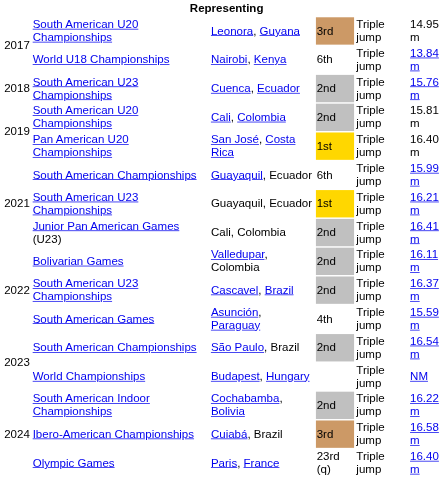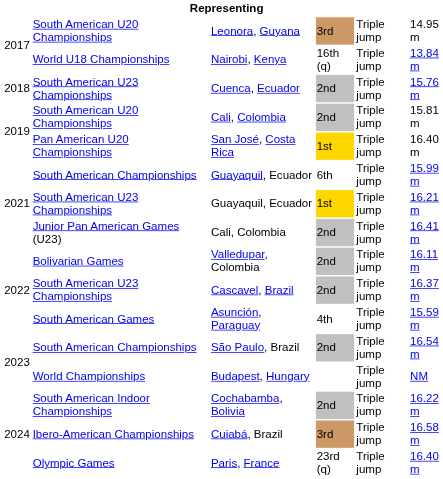(325, 59) 6th -> (328, 59) 16th (q)
